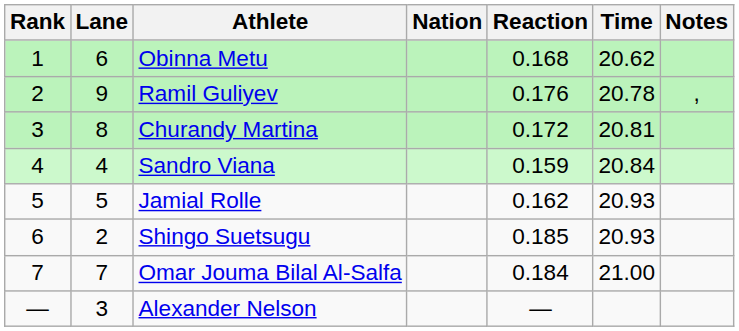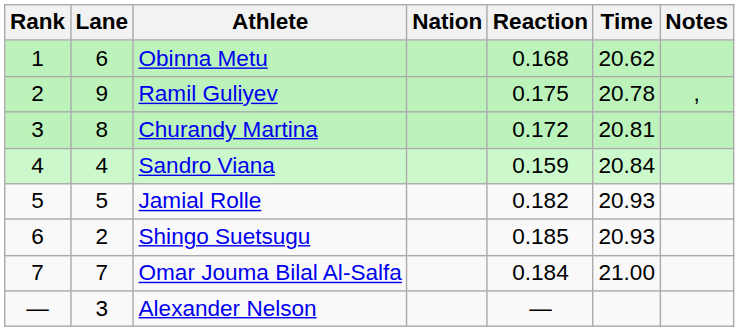(540, 93) 0.176 -> (540, 93) 0.175
(540, 201) 0.162 -> (540, 201) 0.182
